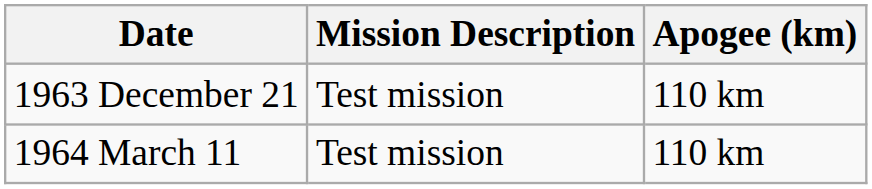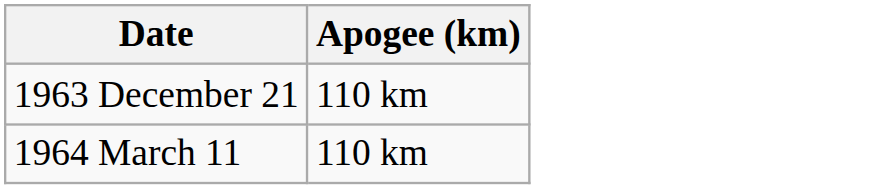- column: (476, 34)
